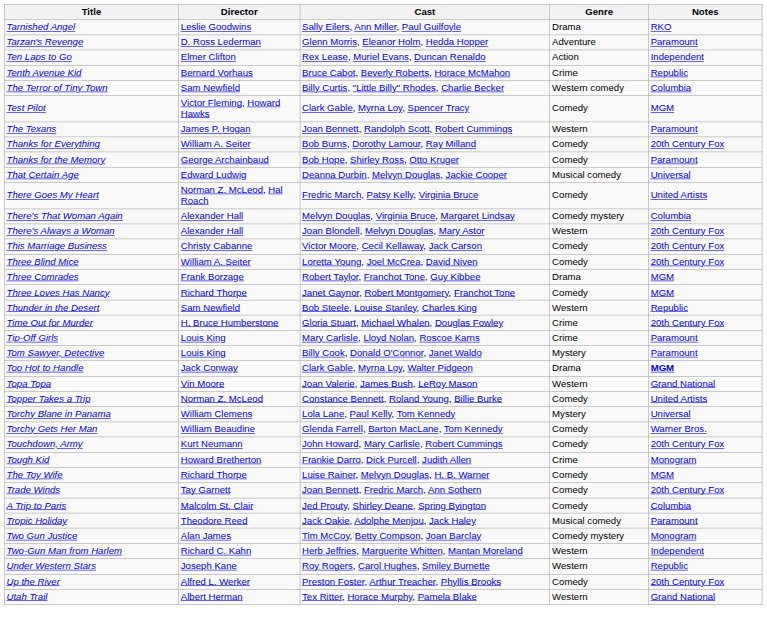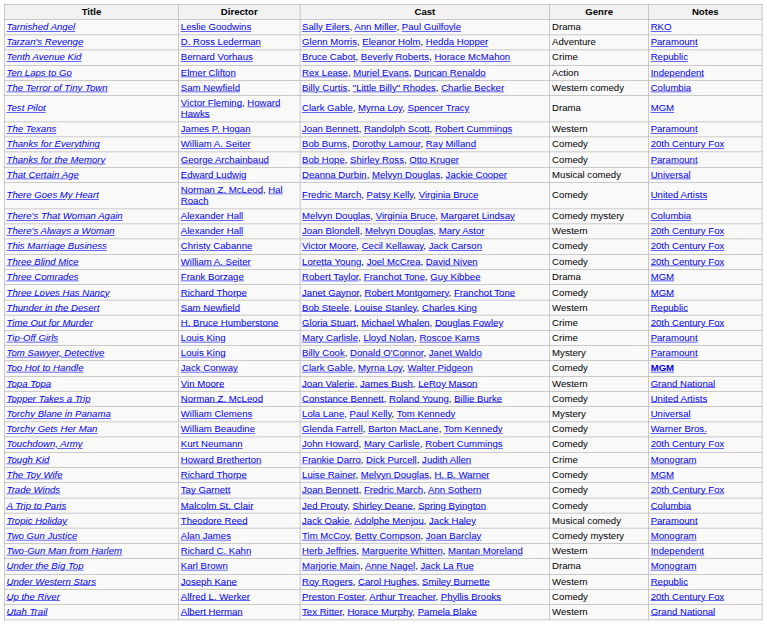rows swapped: (39, 57) <-> (44, 73)
(570, 108) Comedy -> (567, 108) Drama
(567, 368) Drama -> (570, 368) Comedy
+ row: (45, 566)
